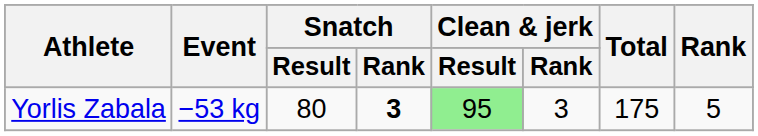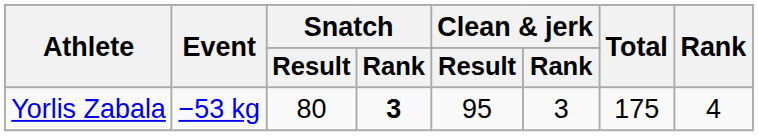(477, 109) lightgreen background -> (477, 109) no background
(713, 109) 5 -> (713, 109) 4
